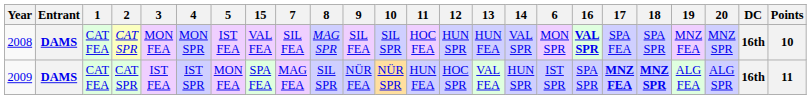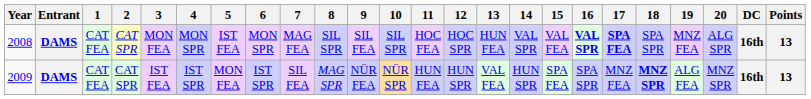columns swapped: (555, 14) <-> (260, 14)
(293, 42) SIL FEA -> (298, 42) MAG FEA
(326, 42) MAG SPR -> (331, 42) SIL SPR
(456, 42) HUN SPR -> (461, 42) HOC SPR
(620, 42) normal -> (619, 42) bold
(722, 42) MNZ SPR -> (720, 42) ALG SPR
(787, 42) 10 -> (786, 42) 13
(293, 76) MAG FEA -> (298, 76) SIL FEA
(326, 76) SIL SPR -> (331, 76) MAG SPR
(456, 76) HOC SPR -> (461, 76) HUN SPR
(620, 76) bold -> (619, 76) normal
(722, 76) ALG SPR -> (720, 76) MNZ SPR
(787, 76) 11 -> (786, 76) 13
